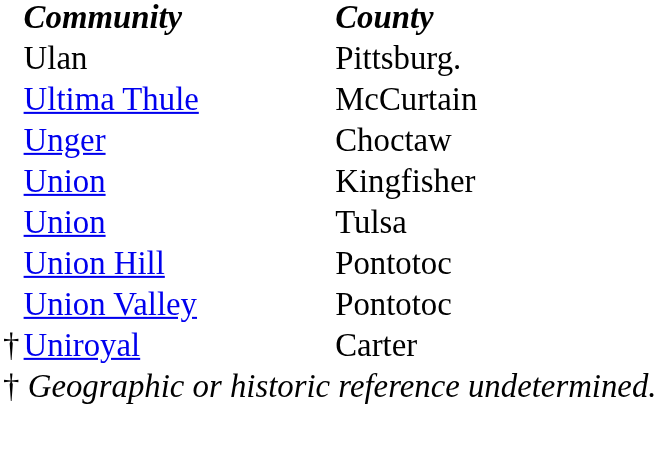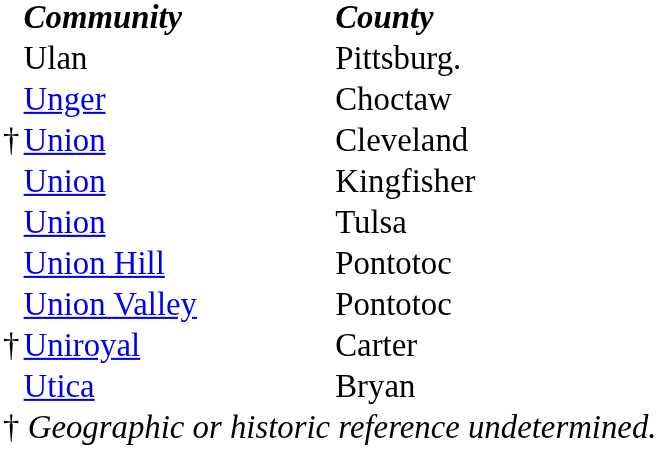- row: (111, 99)
+ row: (65, 140)
+ row: (59, 386)
